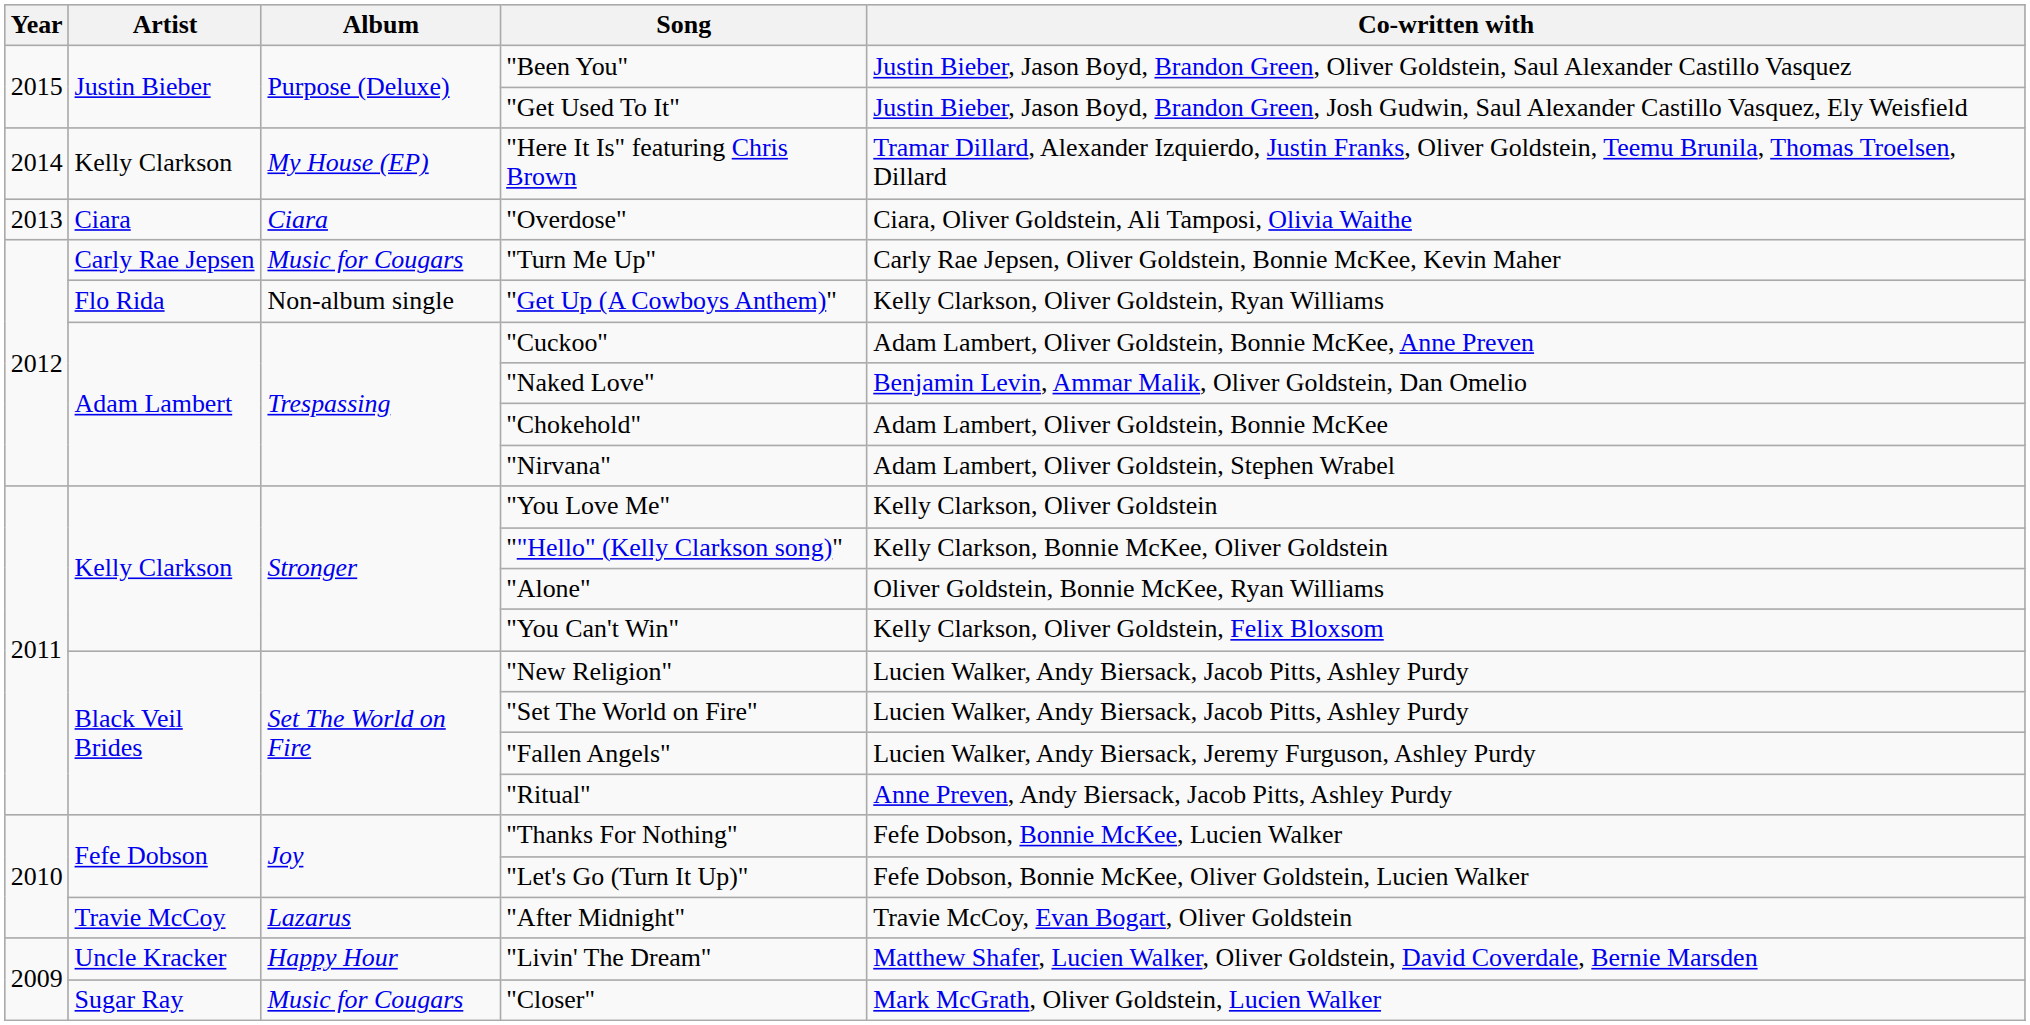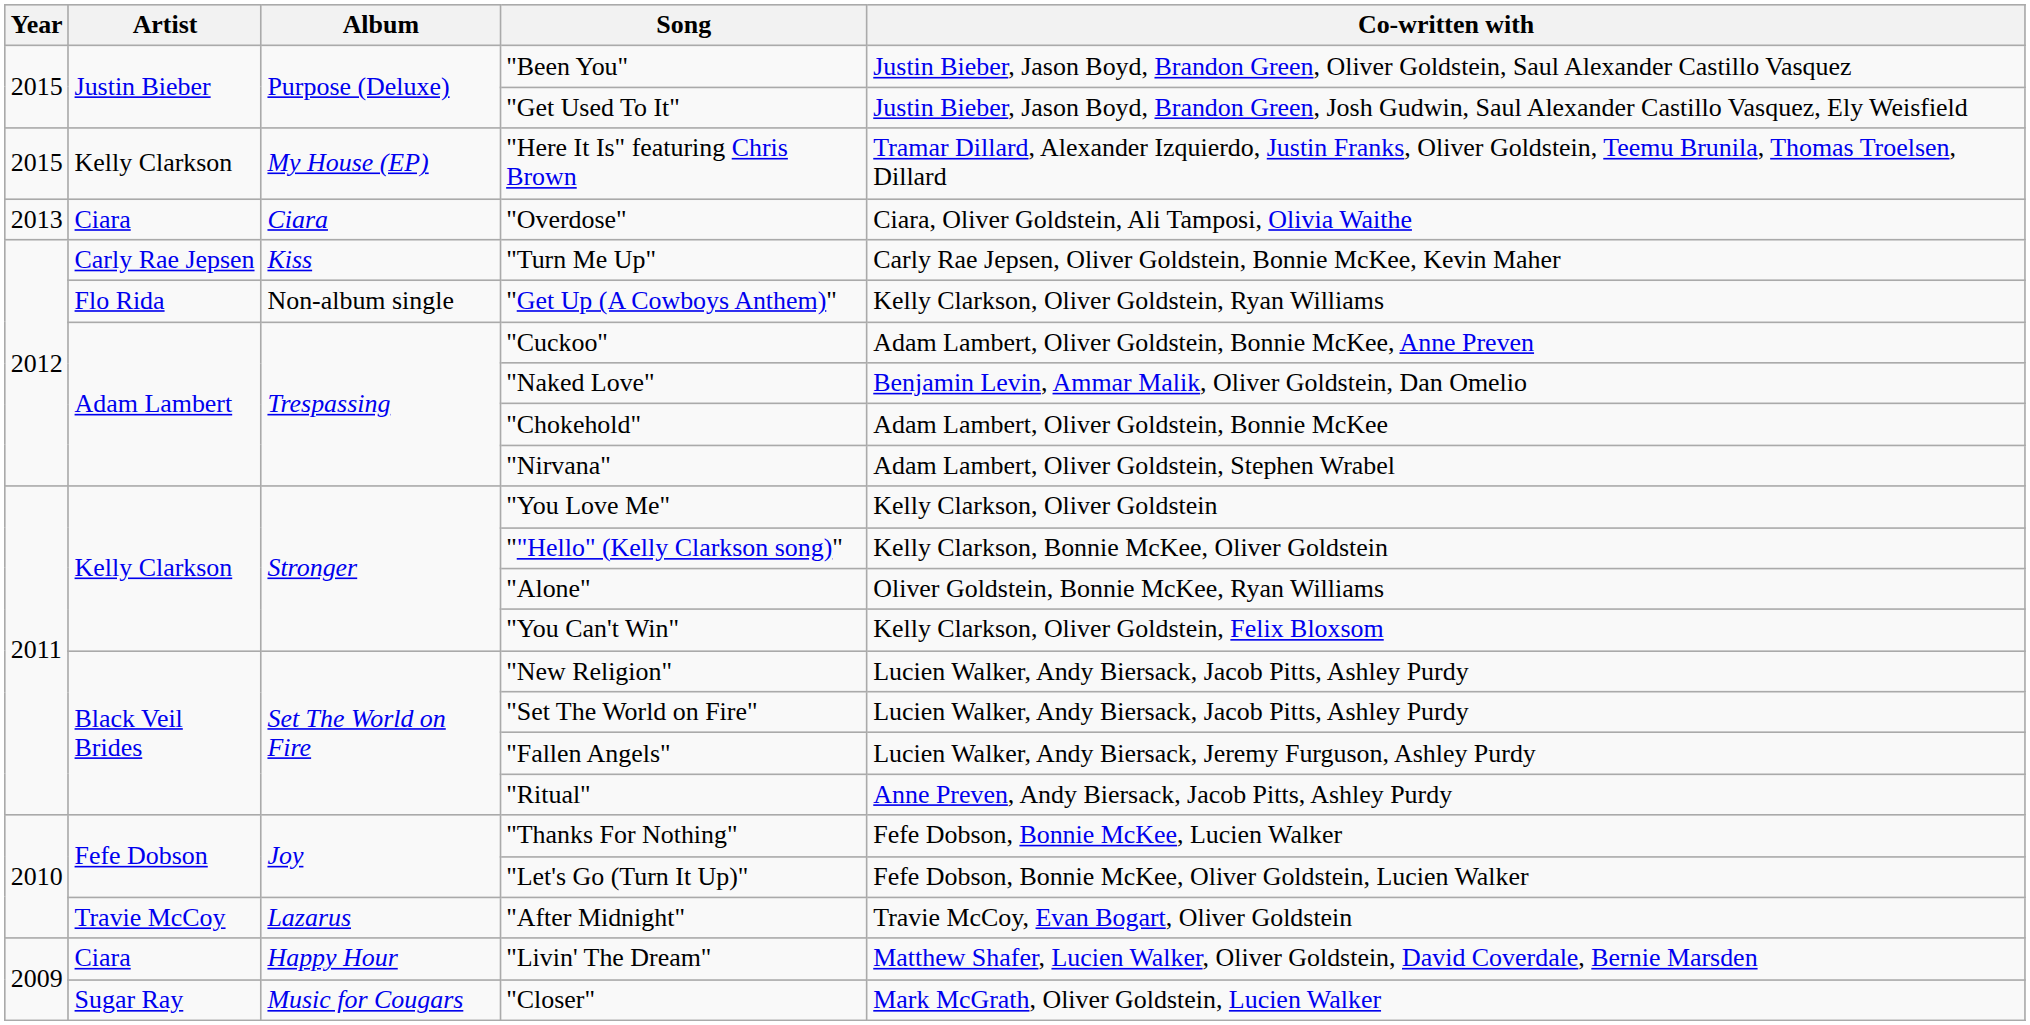(37, 162) 2014 -> (37, 162) 2015
(365, 259) Music for Cougars -> (290, 259) Kiss
(150, 958) Uncle Kracker -> (103, 958) Ciara
